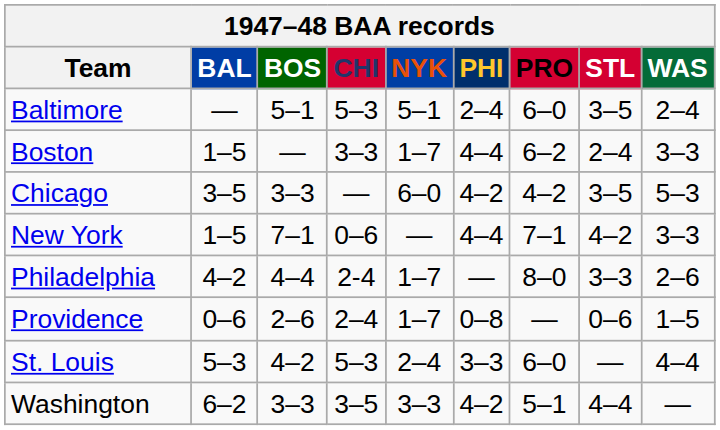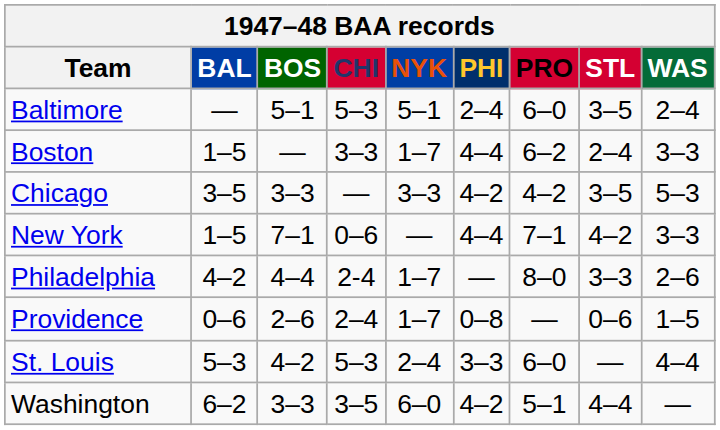(419, 193) 6–0 -> (419, 193) 3–3
(419, 403) 3–3 -> (419, 403) 6–0
